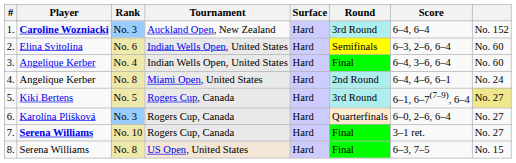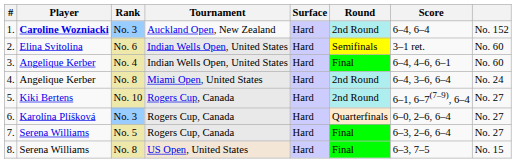(355, 29) 3rd Round -> (355, 29) 2nd Round
(422, 46) 6–3, 2–6, 6–4 -> (409, 46) 3–1 ret.
(422, 63) 6–4, 3–6, 6–4 -> (422, 63) 6–4, 4–6, 6–1
(422, 79) 6–4, 4–6, 6–1 -> (422, 79) 6–4, 3–6, 6–4
(125, 98) No. 5 -> (128, 98) No. 10
(355, 98) 3rd Round -> (355, 98) 2nd Round
(489, 98) khaki background -> (489, 98) no background
(56, 132) bold -> (54, 132) normal
(128, 132) No. 10 -> (125, 132) No. 5
(409, 132) 3–1 ret. -> (422, 132) 6–3, 2–6, 6–4
